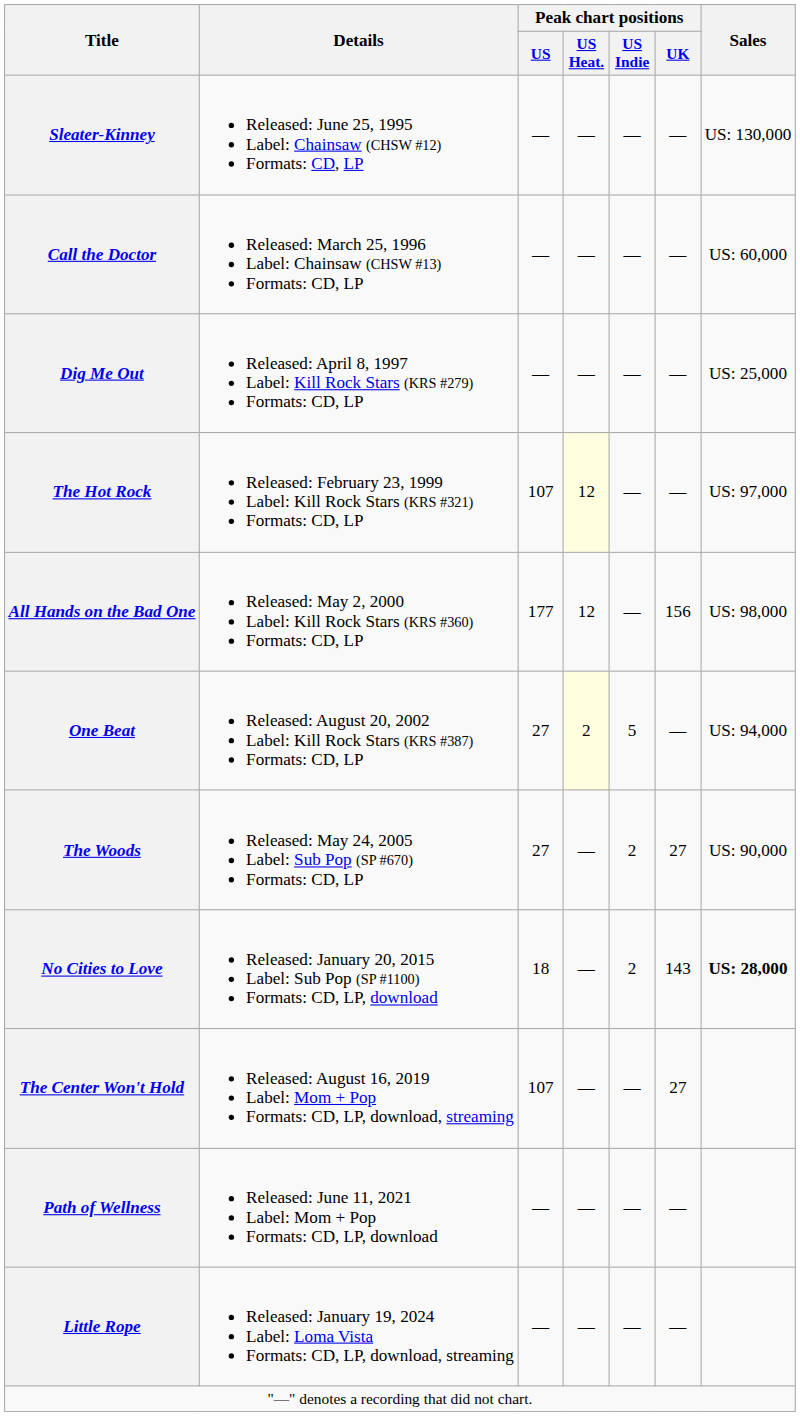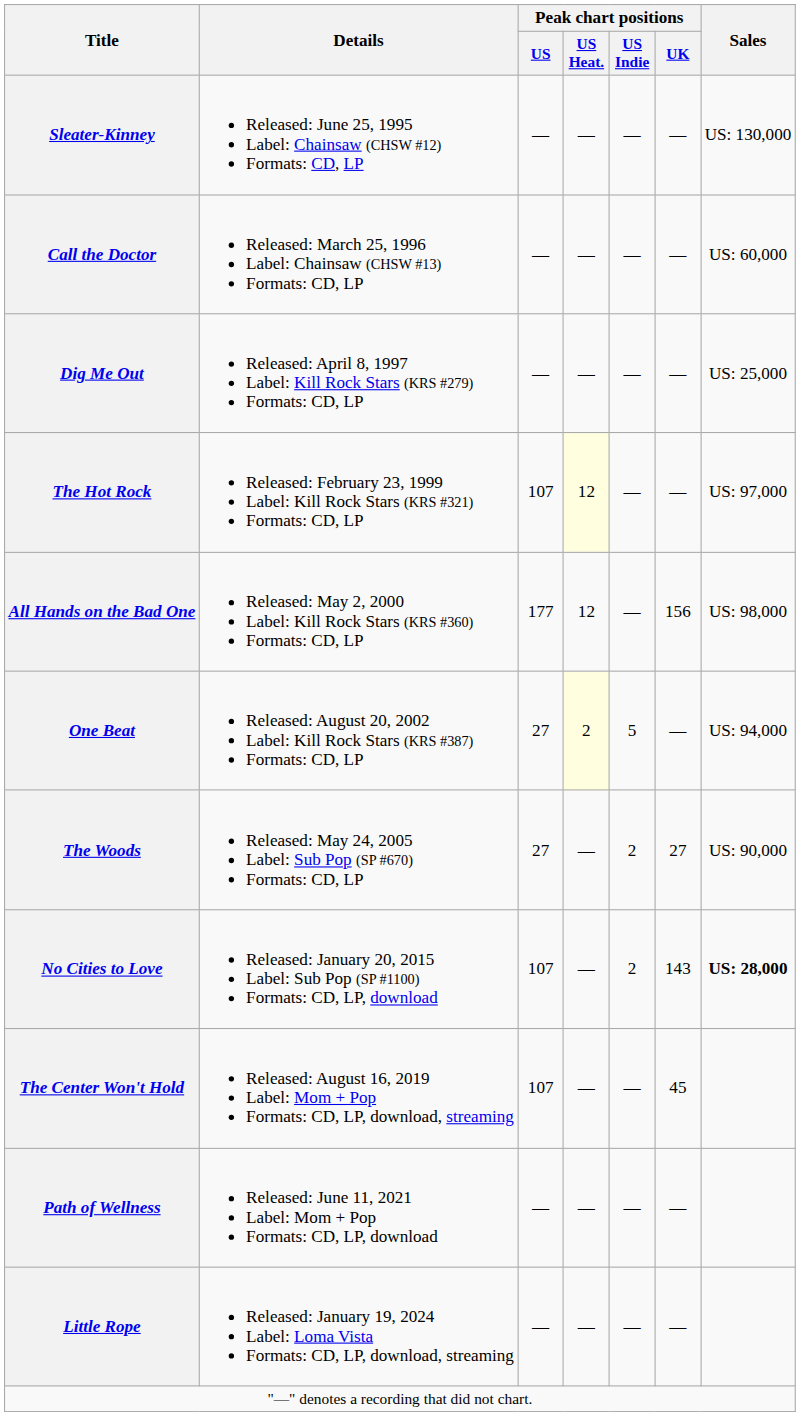(541, 969) 18 -> (541, 969) 107
(678, 1088) 27 -> (678, 1088) 45
